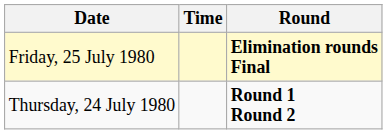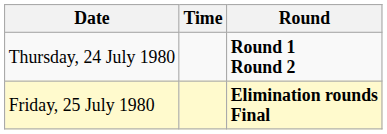rows swapped: (92, 104) <-> (82, 56)
